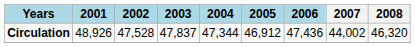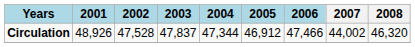(305, 33) 47,436 -> (305, 33) 47,466
